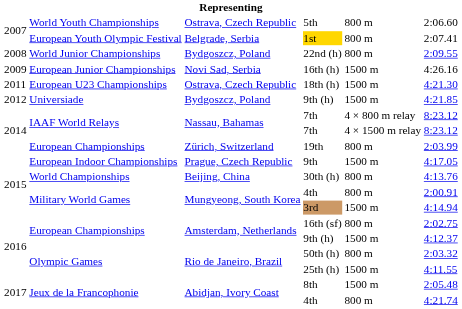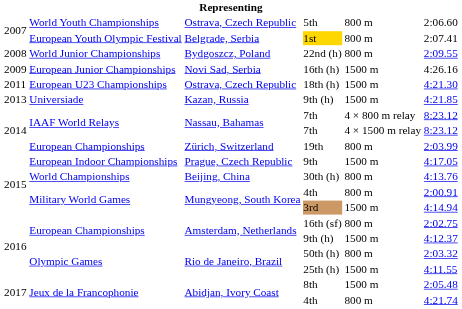(15, 99) 2012 -> (15, 99) 2013
(227, 99) Bydgoszcz, Poland -> (217, 99) Kazan, Russia
